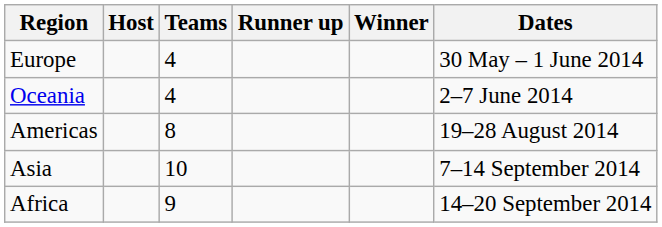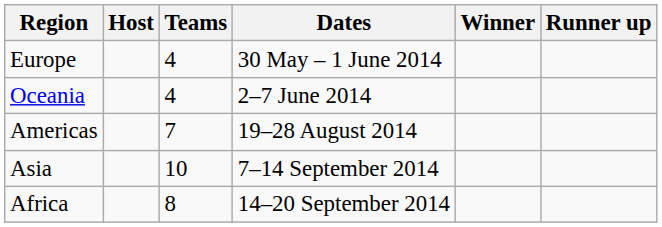columns swapped: (545, 22) <-> (291, 22)
(170, 131) 8 -> (170, 131) 7
(170, 204) 9 -> (170, 204) 8
